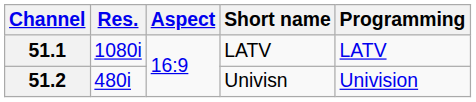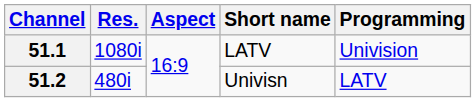(363, 50) LATV -> (379, 50) Univision
(379, 81) Univision -> (363, 81) LATV
